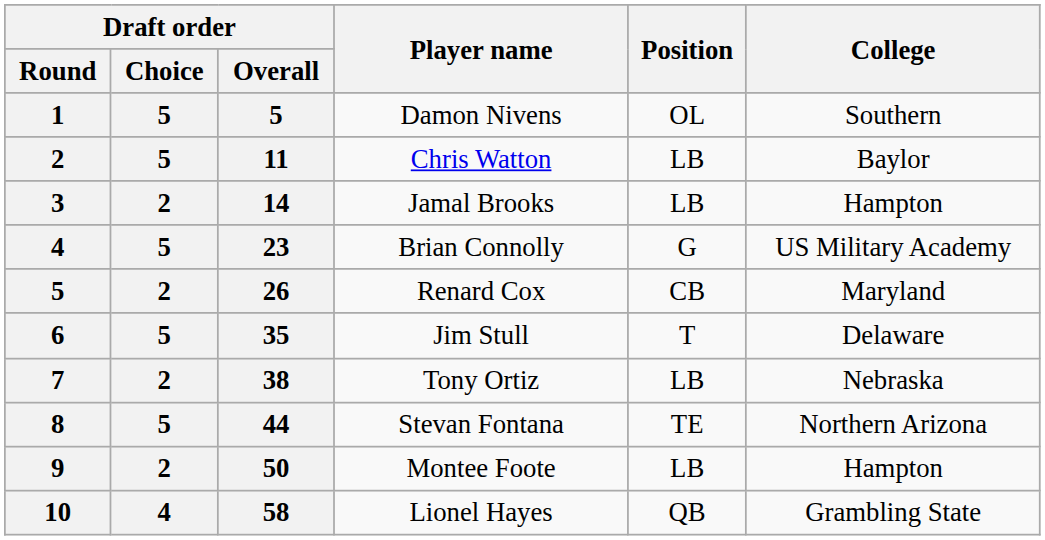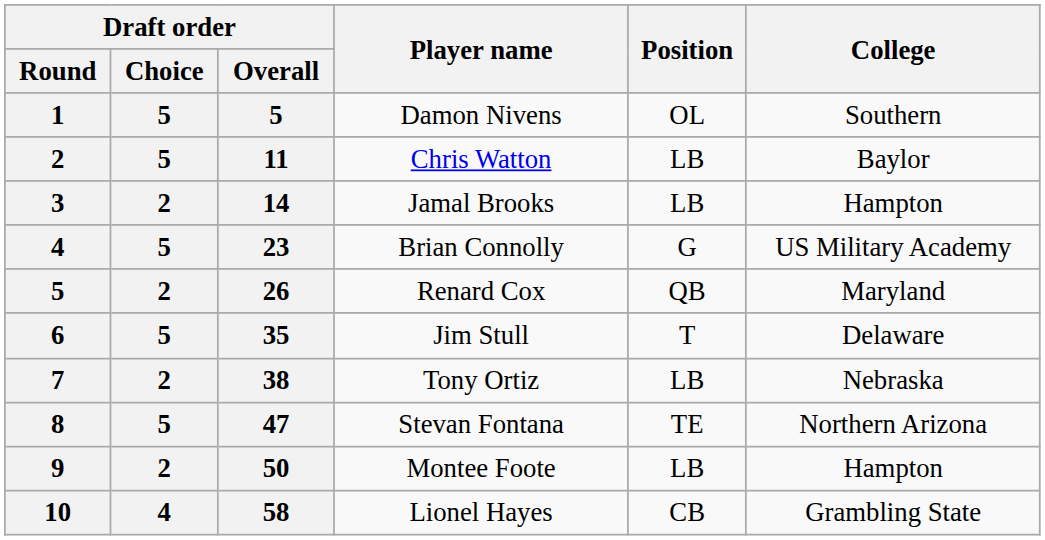(687, 291) CB -> (687, 291) QB
(276, 423) 44 -> (276, 423) 47
(687, 511) QB -> (687, 511) CB
